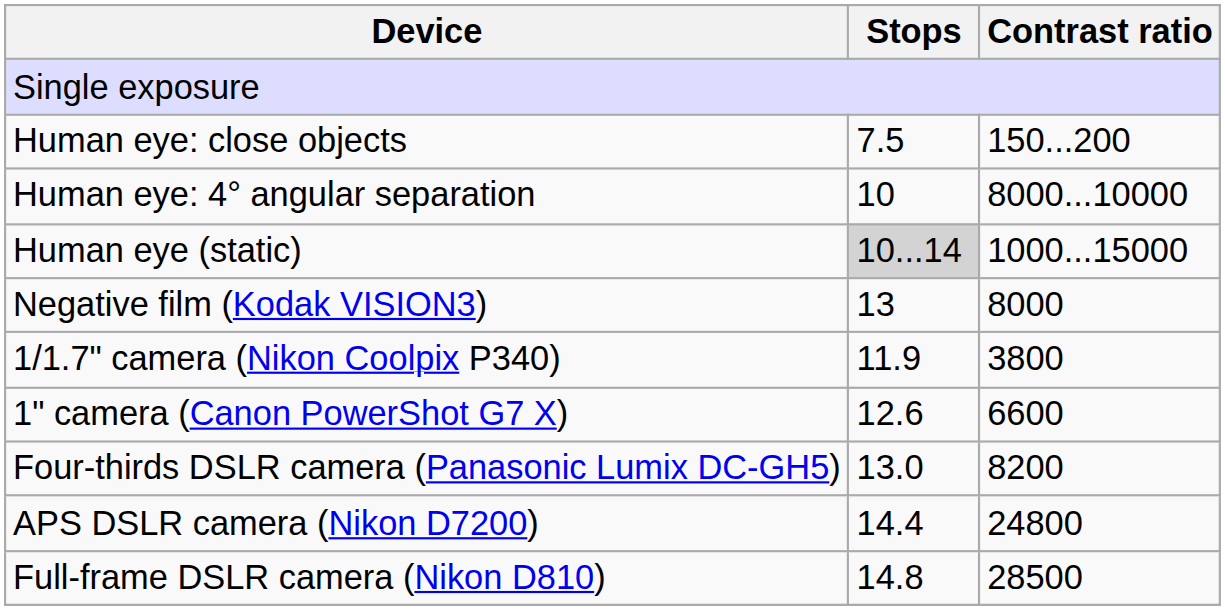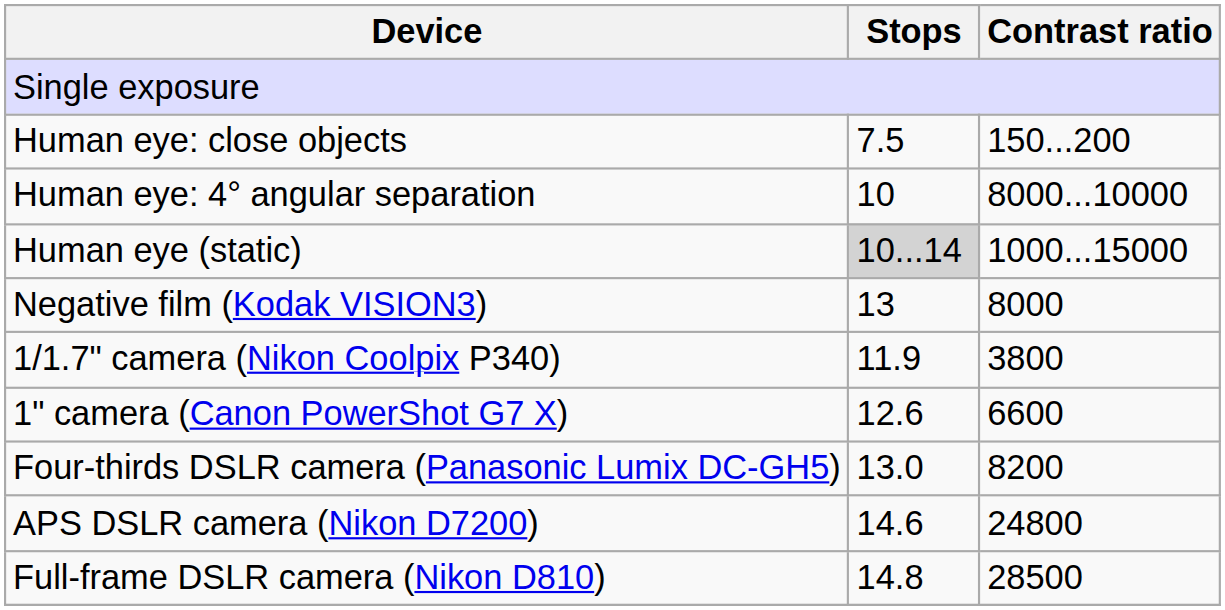(895, 522) 14.4 -> (895, 522) 14.6
